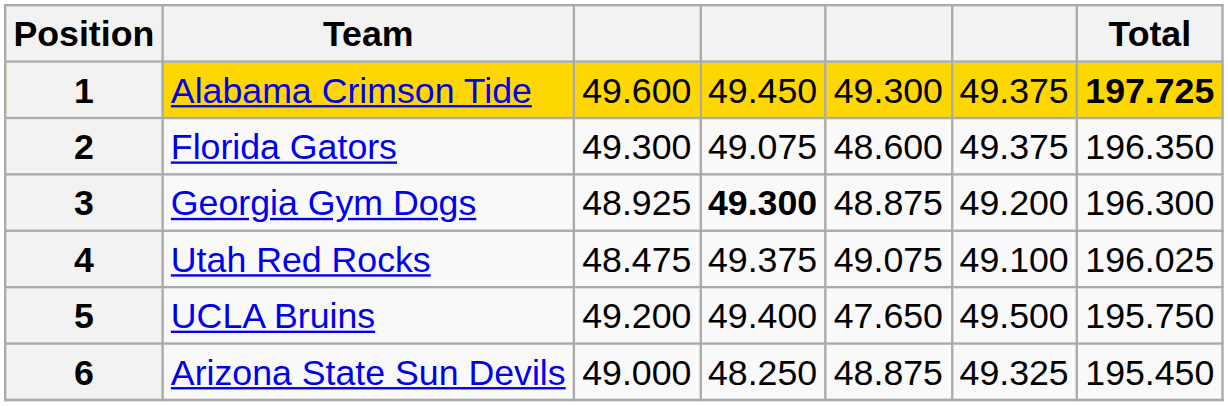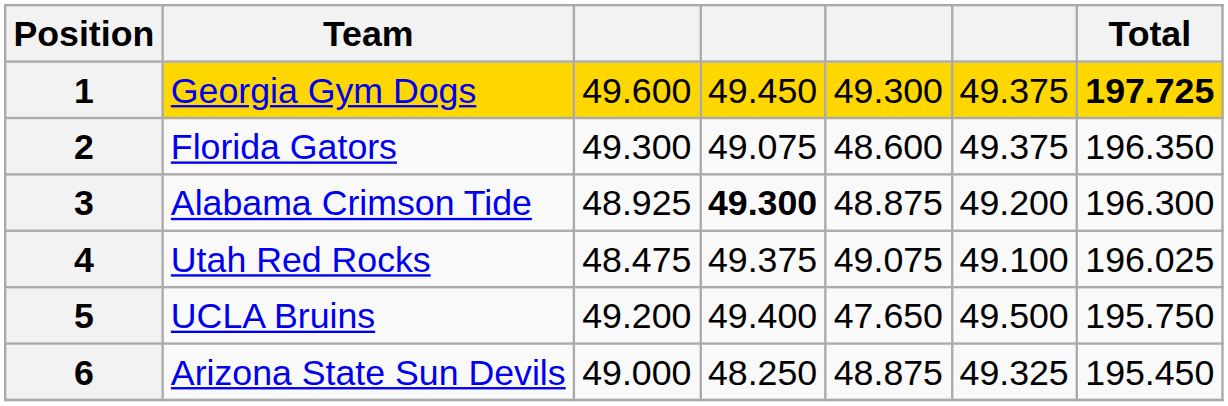(351, 90) Alabama Crimson Tide -> (324, 90) Georgia Gym Dogs
(324, 203) Georgia Gym Dogs -> (351, 203) Alabama Crimson Tide
